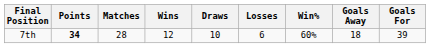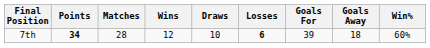columns swapped: (402, 17) <-> (309, 17)
(262, 36) normal -> (262, 36) bold
